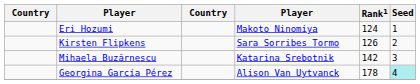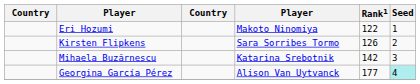(370, 29) 124 -> (370, 29) 122
(370, 72) 178 -> (370, 72) 177
